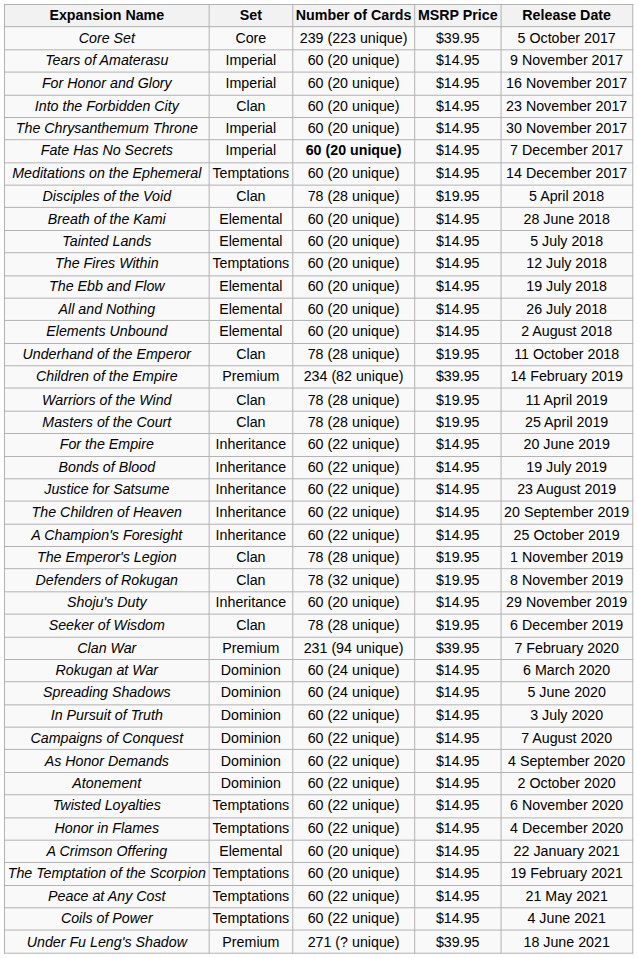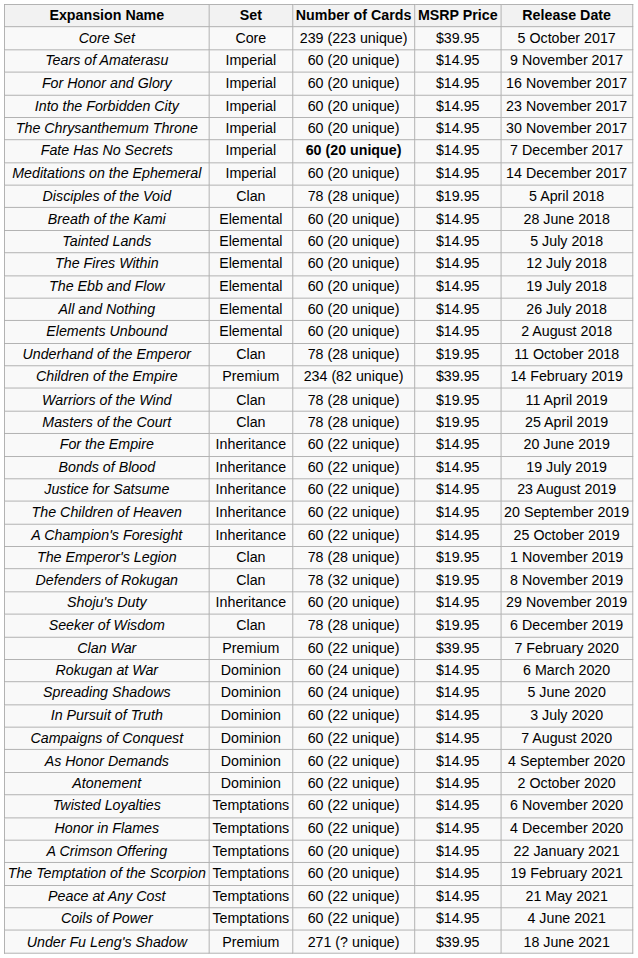(251, 106) Clan -> (251, 106) Imperial
(251, 173) Temptations -> (251, 173) Imperial
(251, 264) Temptations -> (251, 264) Elemental
(354, 648) 231 (94 unique) -> (354, 648) 60 (22 unique)
(251, 851) Elemental -> (251, 851) Temptations
